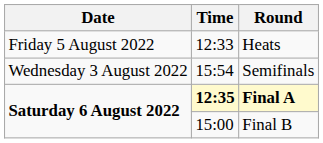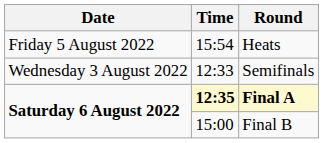(215, 44) 12:33 -> (215, 44) 15:54
(215, 71) 15:54 -> (215, 71) 12:33
